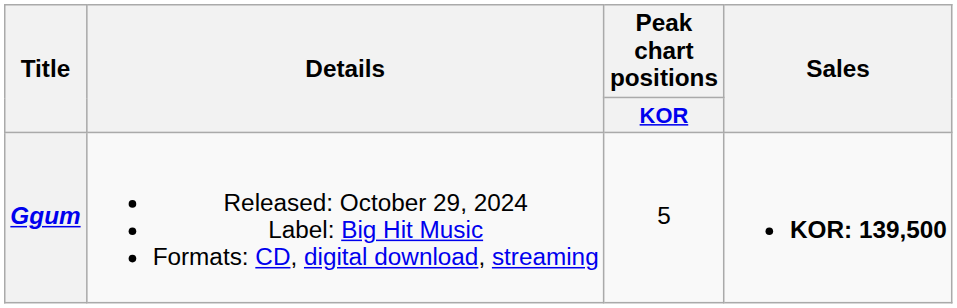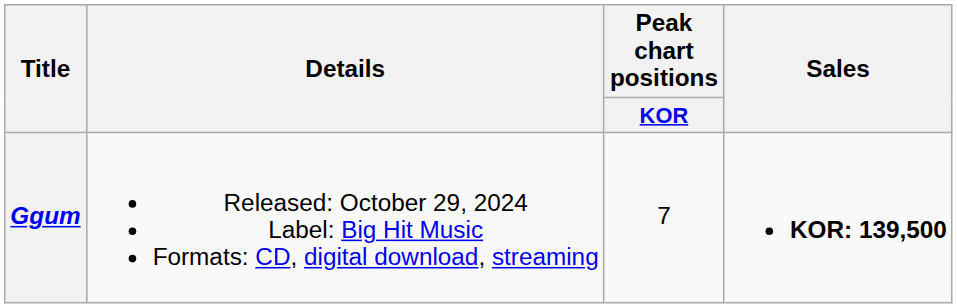(664, 217) 5 -> (664, 217) 7
